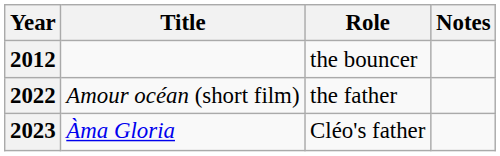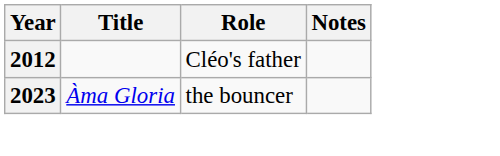(364, 58) the bouncer -> (243, 58) Cléo's father
- row: (33, 95)
(368, 131) Cléo's father -> (239, 95) the bouncer
